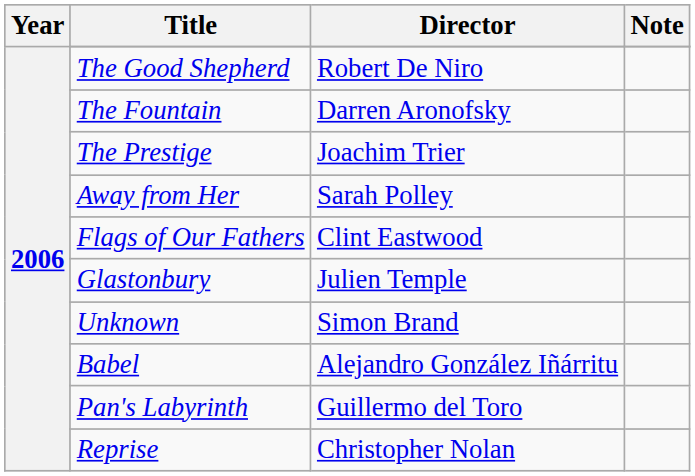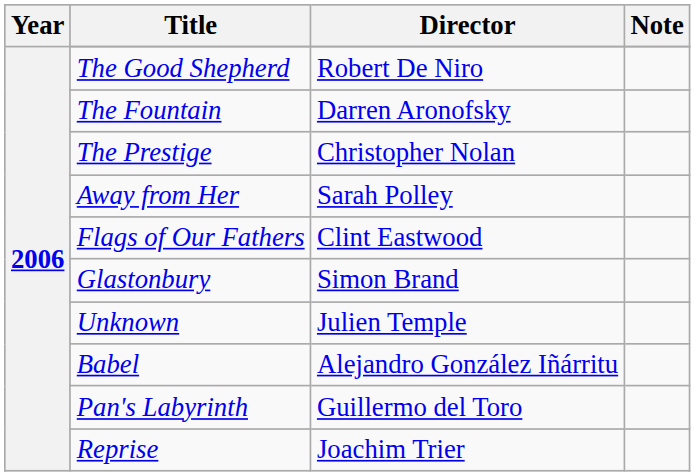(391, 152) Joachim Trier -> (416, 152) Christopher Nolan
(392, 279) Julien Temple -> (388, 279) Simon Brand
(388, 322) Simon Brand -> (392, 322) Julien Temple
(416, 449) Christopher Nolan -> (391, 449) Joachim Trier
